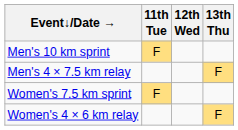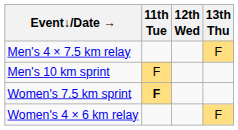rows swapped: (59, 51) <-> (69, 72)
(156, 93) normal -> (156, 93) bold
